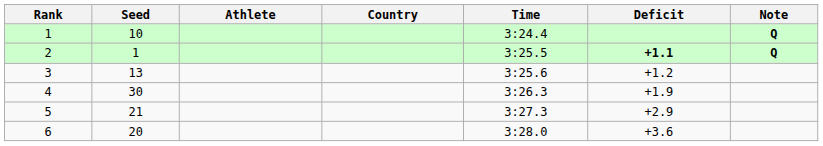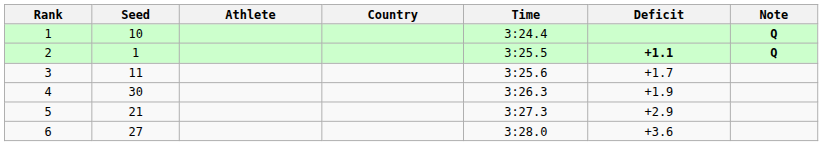(136, 73) 13 -> (136, 73) 11
(659, 73) +1.2 -> (659, 73) +1.7
(136, 131) 20 -> (136, 131) 27
